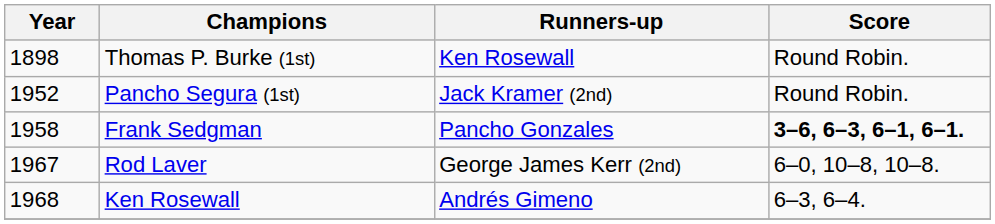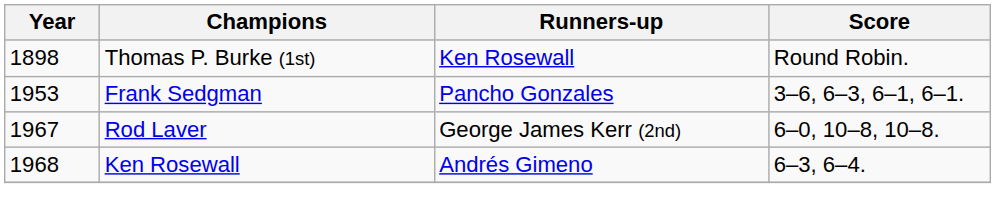- row: (202, 93)
(34, 128) 1958 -> (34, 93) 1953
(869, 128) bold -> (869, 93) normal
